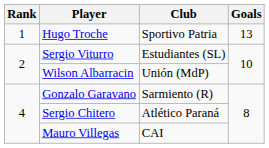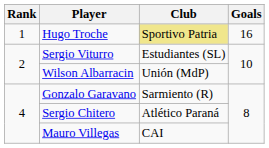(179, 34) no background -> (179, 34) khaki background
(246, 34) 13 -> (246, 34) 16
